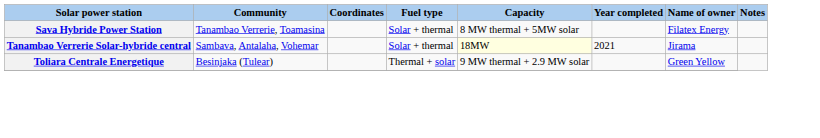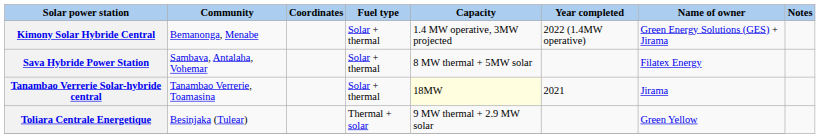+ row: (86, 35)
(260, 29) Tanambao Verrerie, Toamasina -> (212, 63) Sambava, Antalaha, Vohemar
(257, 45) Sambava, Antalaha, Vohemar -> (211, 91) Tanambao Verrerie, Toamasina
